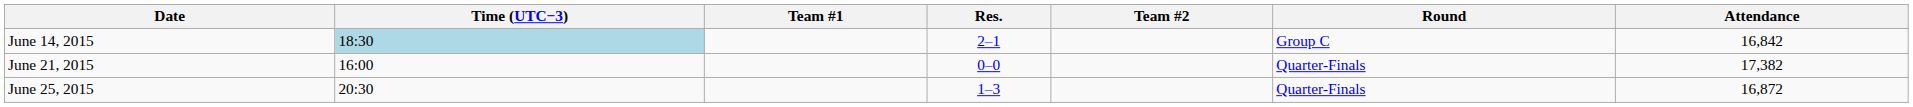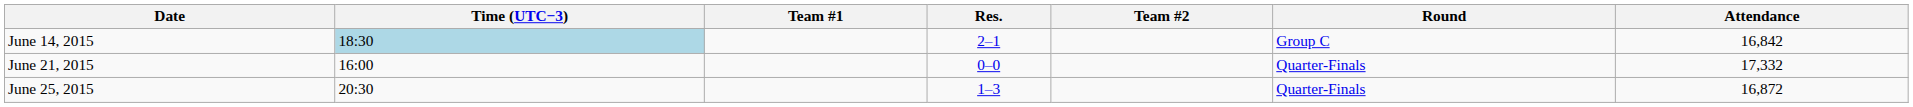(1762, 65) 17,382 -> (1762, 65) 17,332
